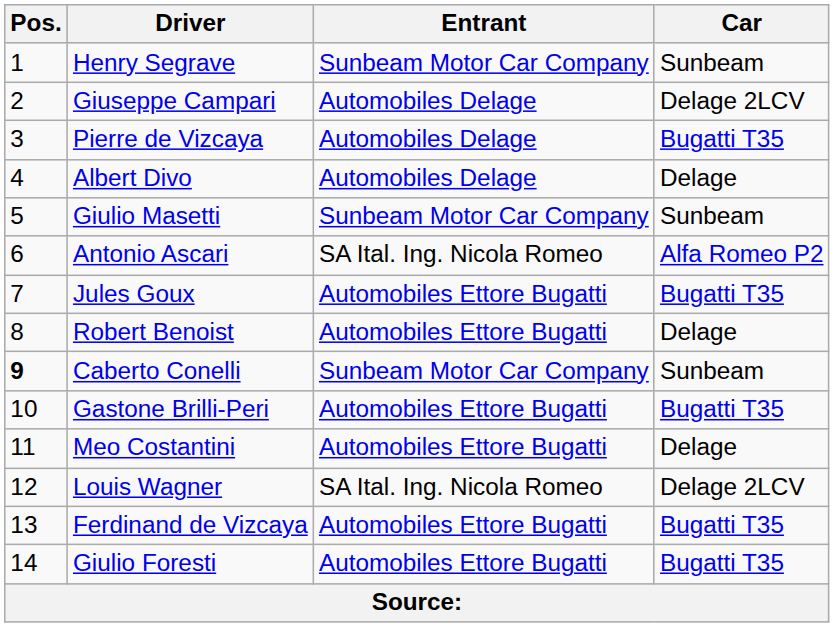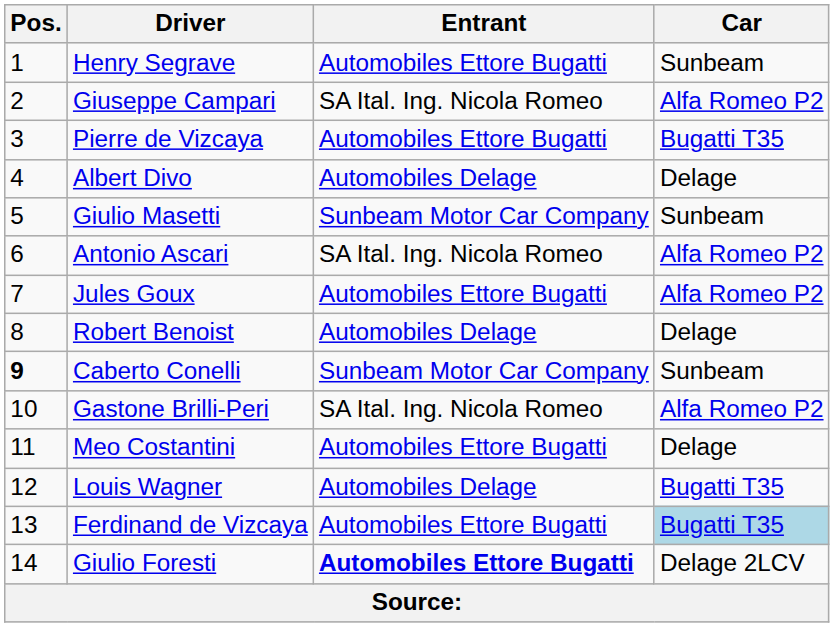(484, 62) Sunbeam Motor Car Company -> (463, 62) Automobiles Ettore Bugatti
(428, 100) Automobiles Delage -> (461, 100) SA Ital. Ing. Nicola Romeo
(732, 100) Delage 2LCV -> (742, 100) Alfa Romeo P2
(428, 139) Automobiles Delage -> (463, 139) Automobiles Ettore Bugatti
(722, 293) Bugatti T35 -> (742, 293) Alfa Romeo P2
(463, 332) Automobiles Ettore Bugatti -> (428, 332) Automobiles Delage
(463, 409) Automobiles Ettore Bugatti -> (461, 409) SA Ital. Ing. Nicola Romeo
(722, 409) Bugatti T35 -> (742, 409) Alfa Romeo P2
(461, 486) SA Ital. Ing. Nicola Romeo -> (428, 486) Automobiles Delage
(732, 486) Delage 2LCV -> (722, 486) Bugatti T35
(722, 525) no background -> (722, 525) lightblue background
(463, 563) normal -> (476, 563) bold
(722, 563) Bugatti T35 -> (732, 563) Delage 2LCV
